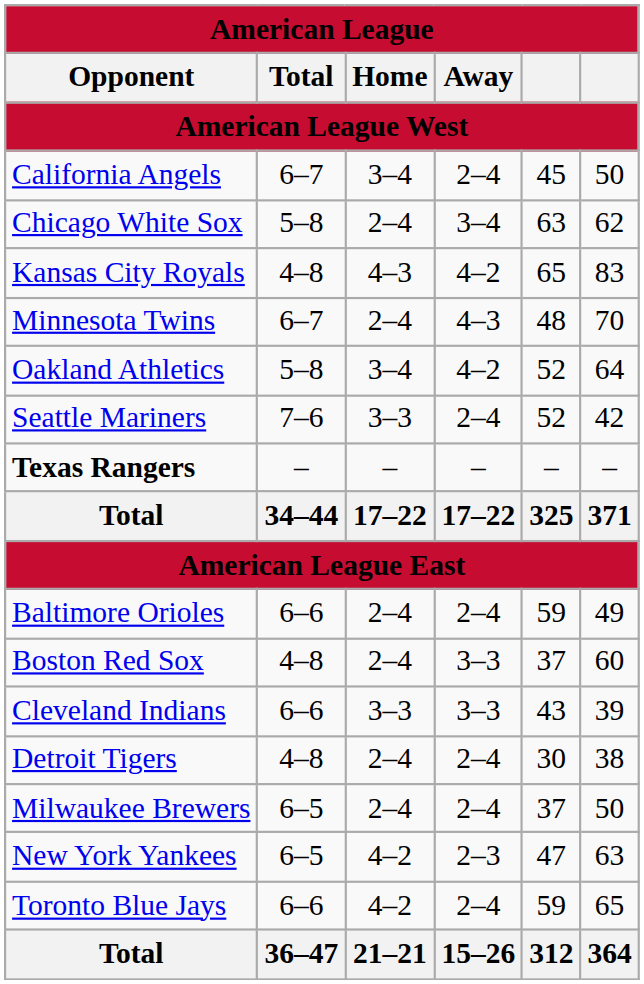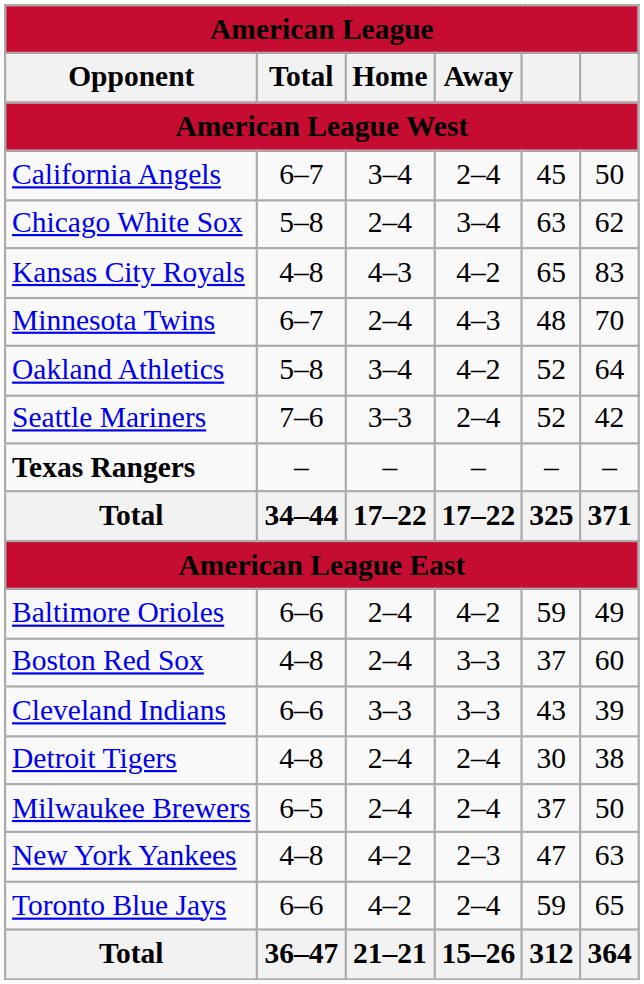(478, 612) 2–4 -> (478, 612) 4–2
(301, 856) 6–5 -> (301, 856) 4–8
